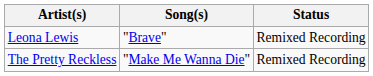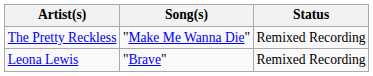rows swapped: (43, 37) <-> (62, 60)
